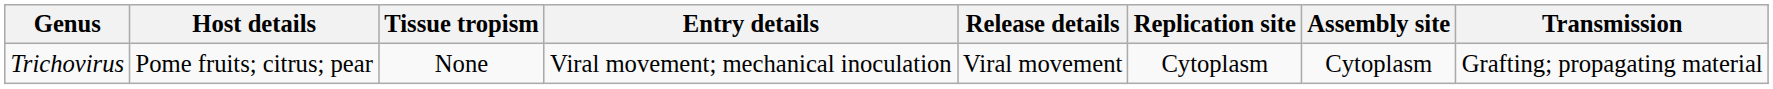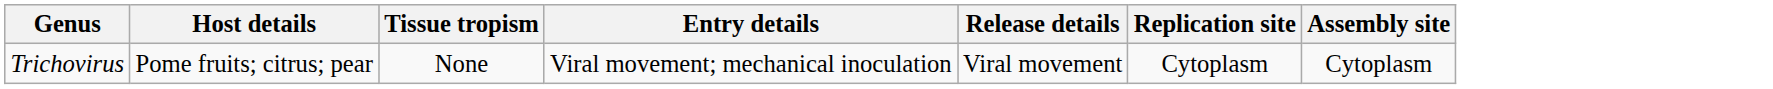- column: (1612, 24)
